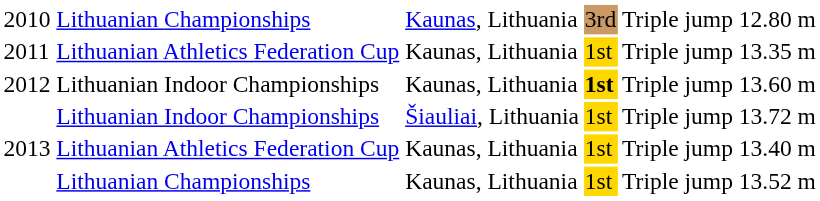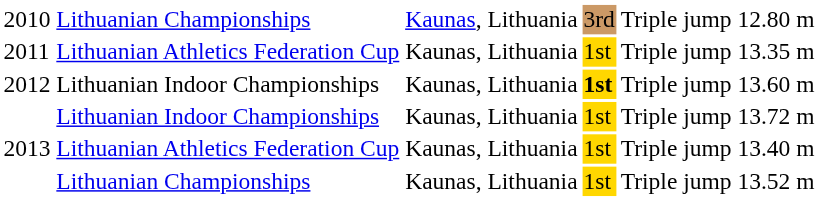(492, 116) Šiauliai, Lithuania -> (491, 116) Kaunas, Lithuania
